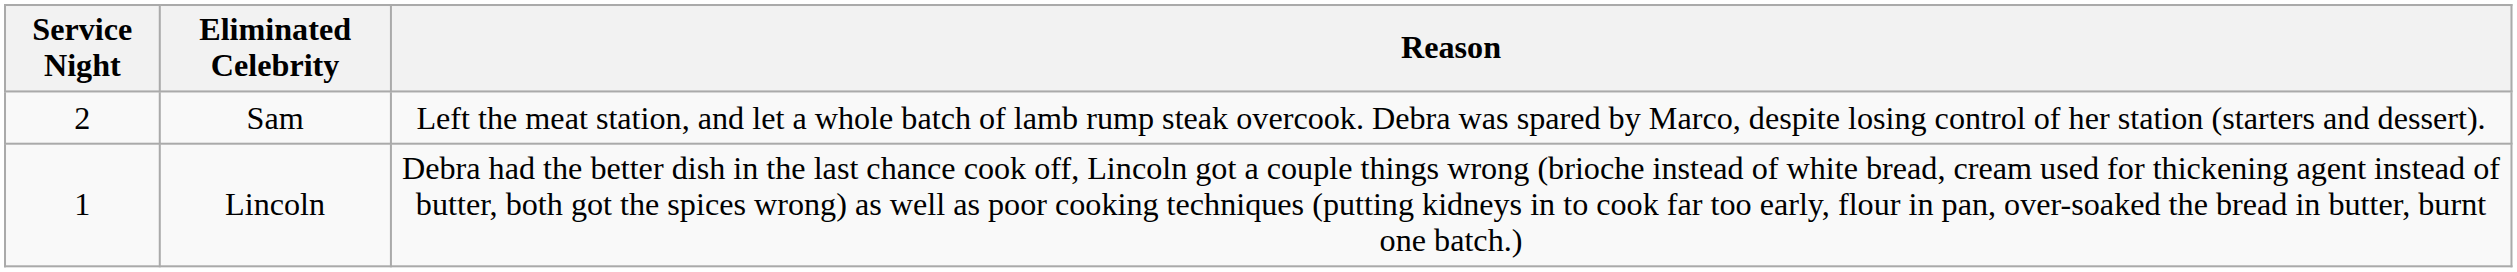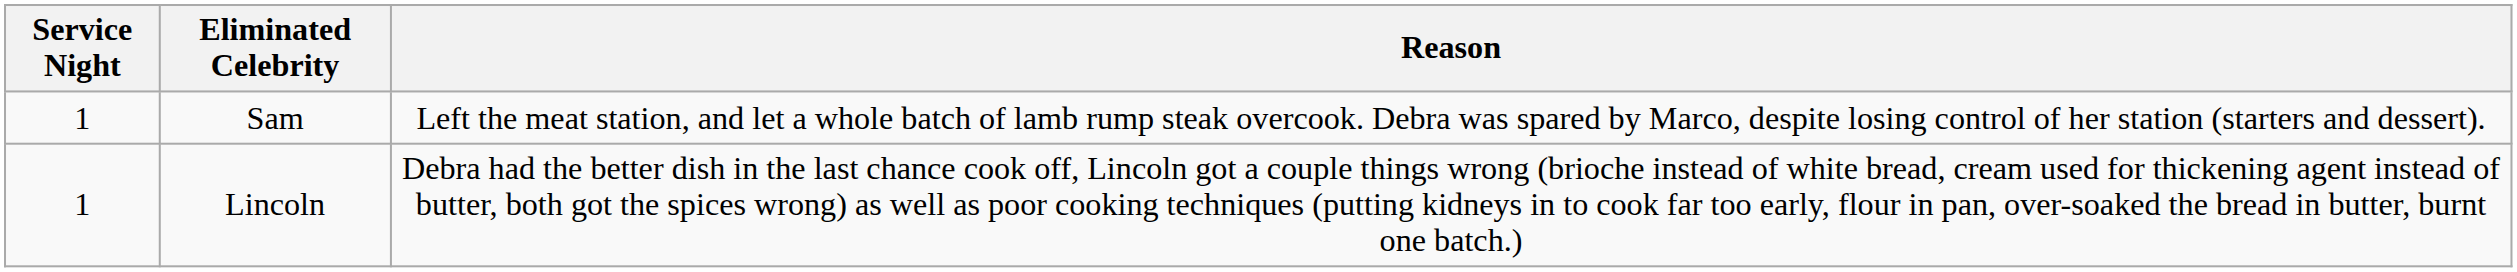(82, 117) 2 -> (82, 117) 1
